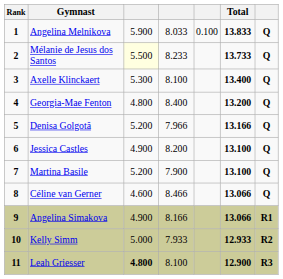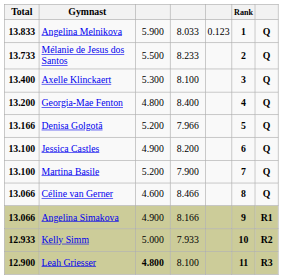columns swapped: (16, 12) <-> (238, 12)
(207, 31) 0.100 -> (219, 31) 0.123
(141, 56) lightyellow background -> (153, 56) no background
